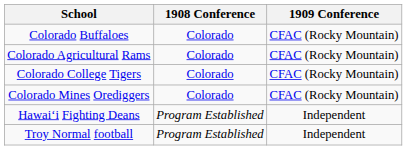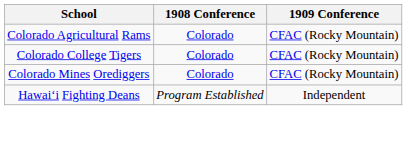- row: (79, 34)
- row: (79, 134)
